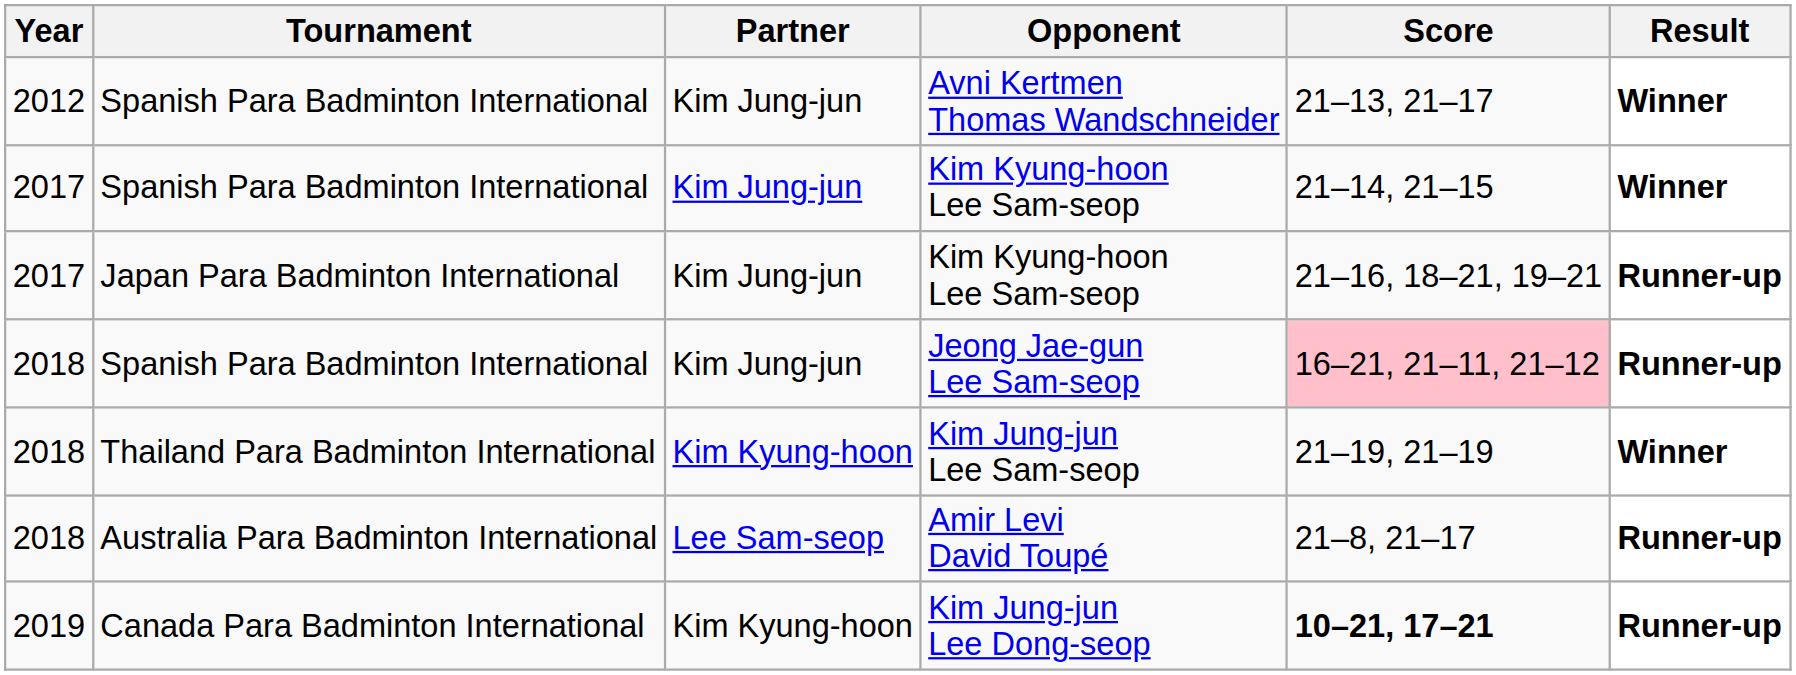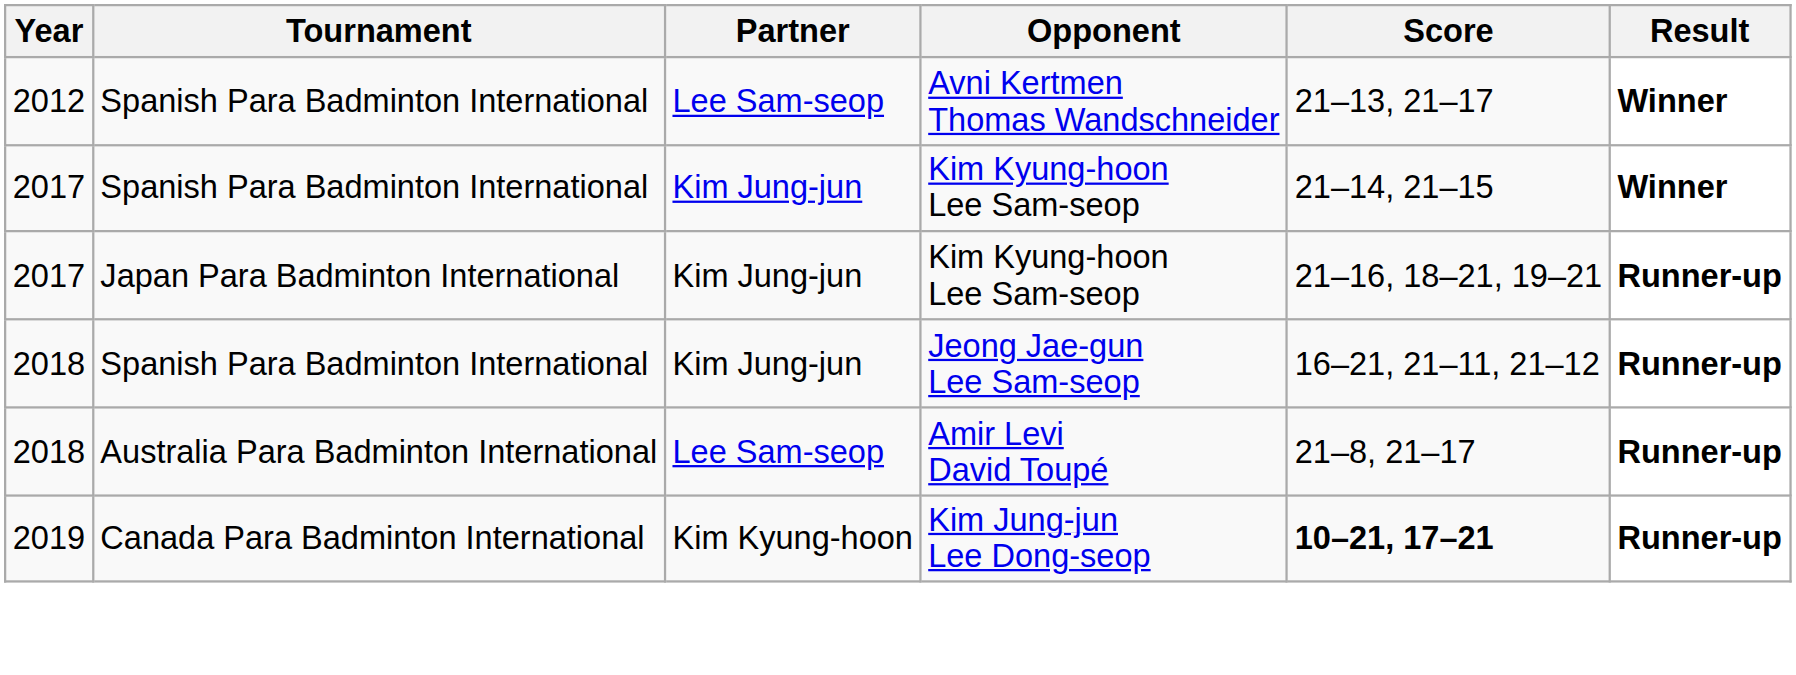(767, 101) Kim Jung-jun -> (778, 101) Lee Sam-seop
(1447, 363) pink background -> (1447, 363) no background
- row: (378, 451)
